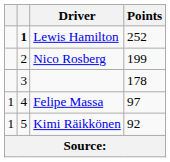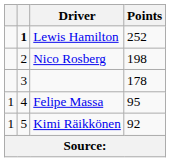(137, 58) 199 -> (137, 58) 198
(134, 102) 97 -> (134, 102) 95
